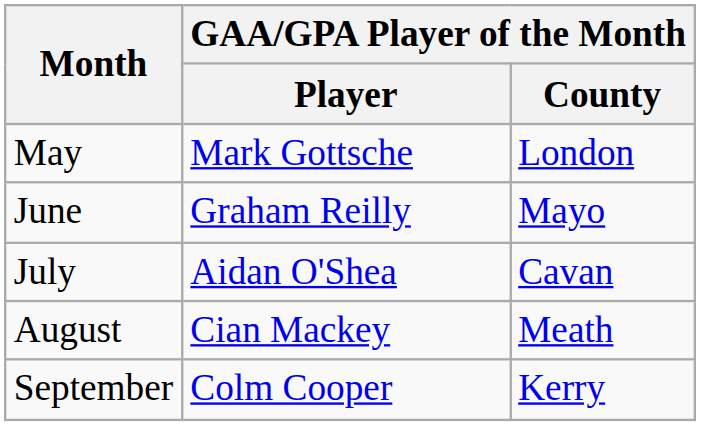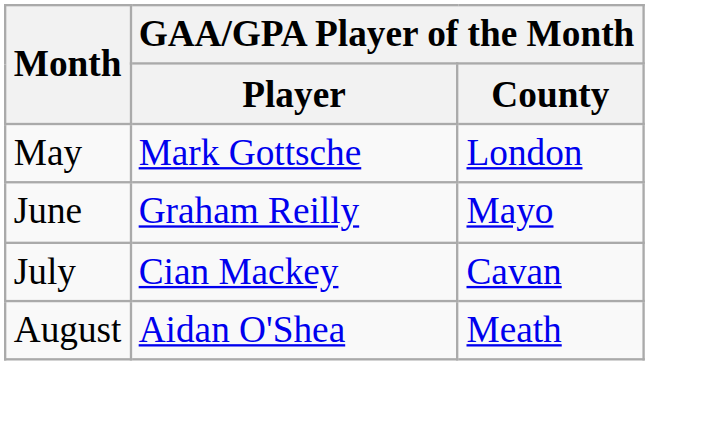(294, 270) Aidan O'Shea -> (239, 270) Cian Mackey
(290, 329) Cian Mackey -> (242, 329) Aidan O'Shea
- row: (93, 388)
